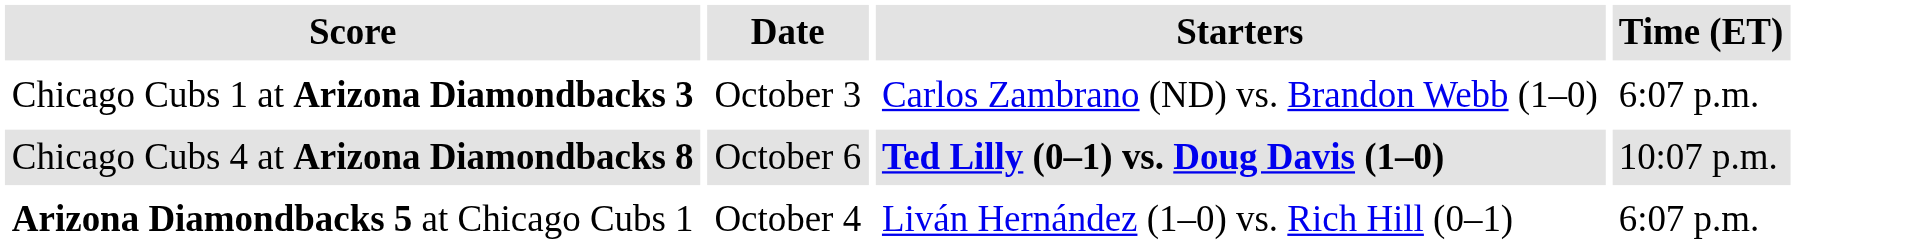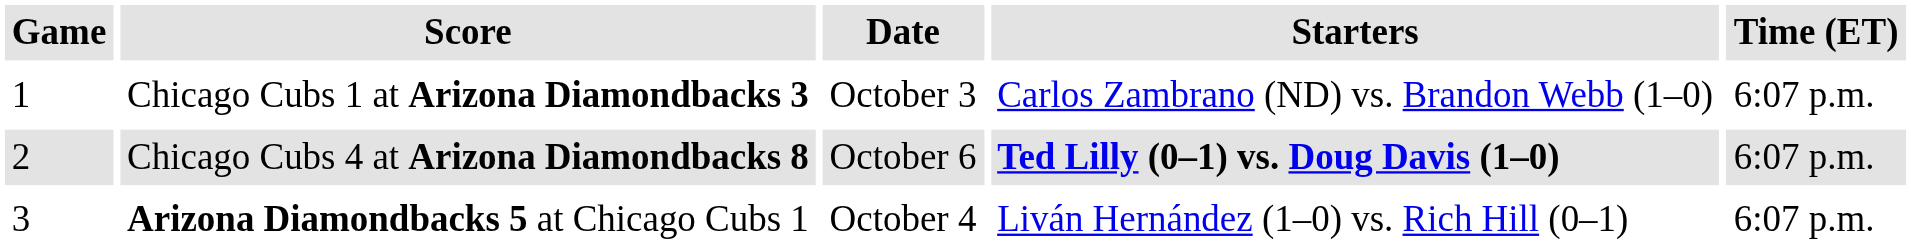+ column: (59, 31)
(1698, 156) 10:07 p.m. -> (1804, 156) 6:07 p.m.
